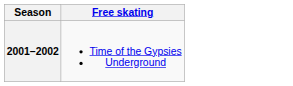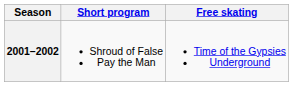+ column: (113, 12)
